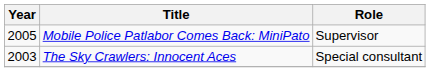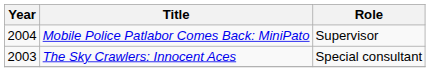(22, 35) 2005 -> (22, 35) 2004
